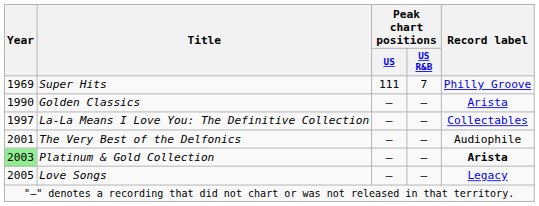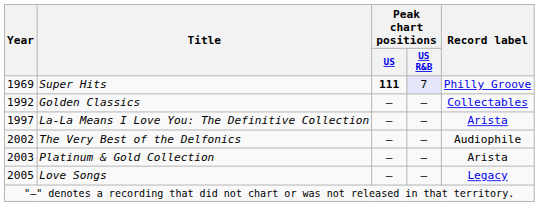(389, 84) normal -> (389, 84) bold
(424, 84) no background -> (424, 84) lavender background
(21, 103) 1990 -> (21, 103) 1992
(488, 103) Arista -> (488, 103) Collectables
(488, 121) Collectables -> (488, 121) Arista
(21, 139) 2001 -> (21, 139) 2002
(21, 157) lightgreen background -> (21, 157) no background
(488, 157) bold -> (488, 157) normal
